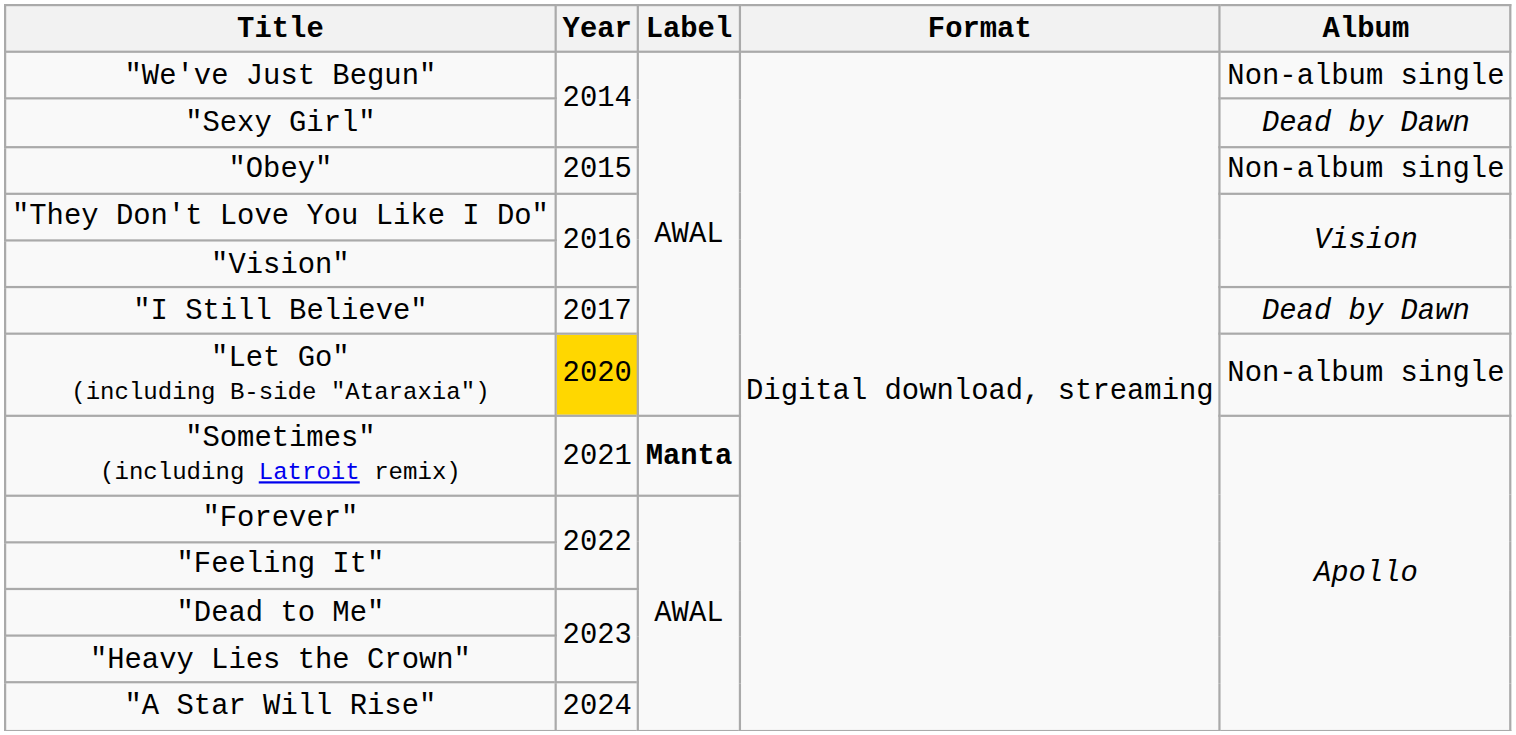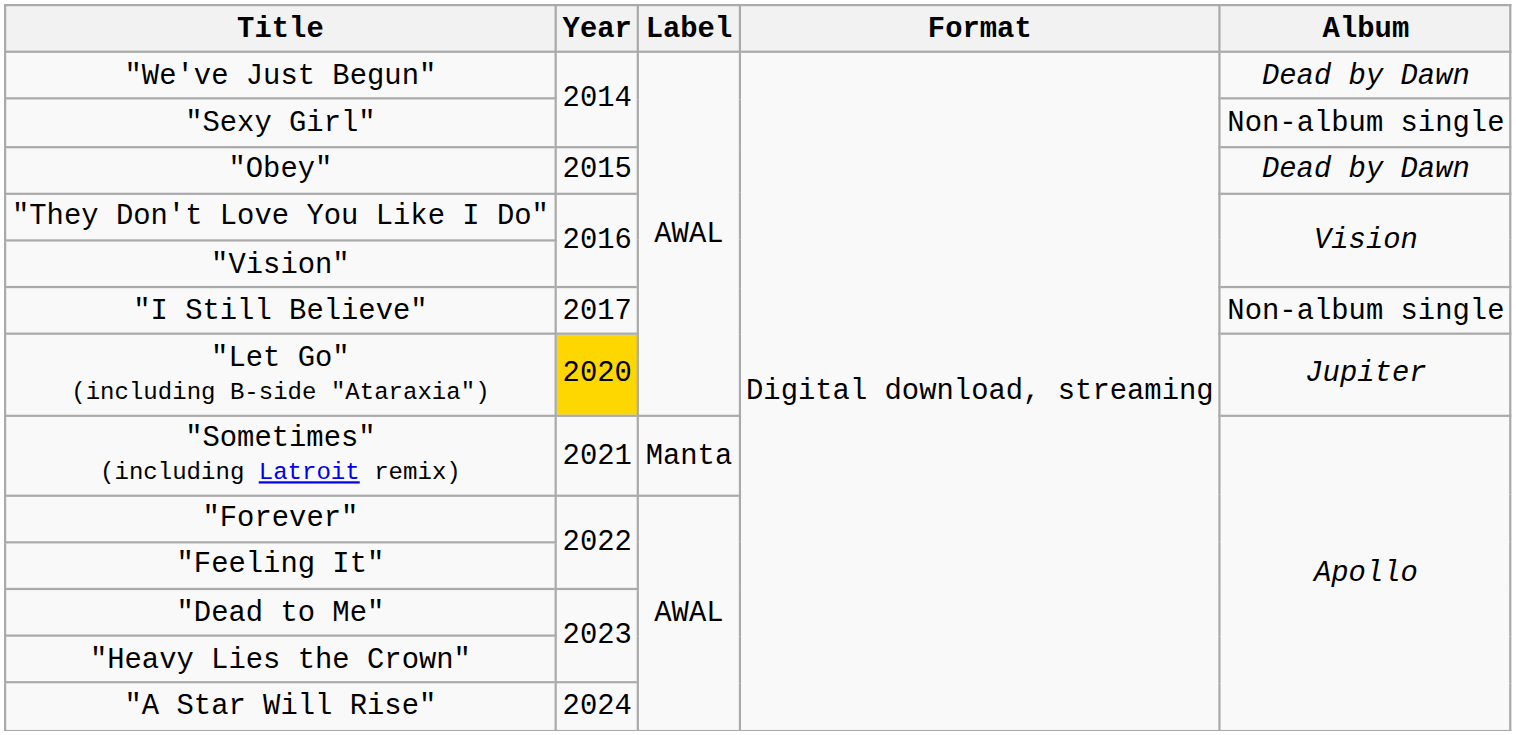(1366, 76) Non-album single -> (1366, 76) Dead by Dawn
(1366, 123) Dead by Dawn -> (1366, 123) Non-album single
(1366, 170) Non-album single -> (1366, 170) Dead by Dawn
(1366, 311) Dead by Dawn -> (1366, 311) Non-album single
(1366, 375) Non-album single -> (1366, 375) Jupiter
(689, 455) bold -> (689, 455) normal
